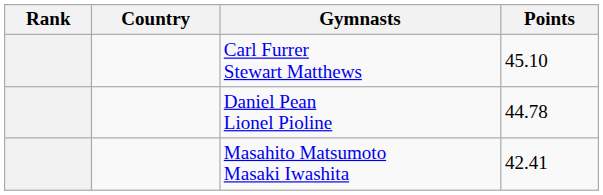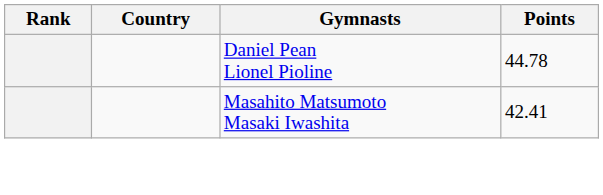- row: (293, 60)
